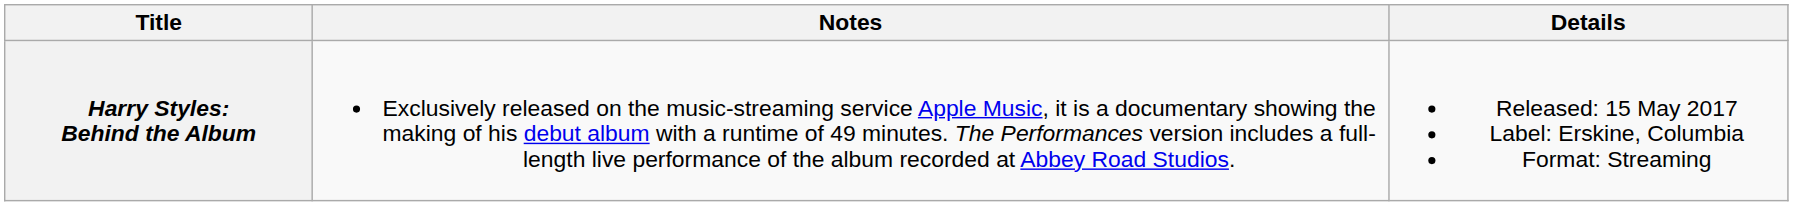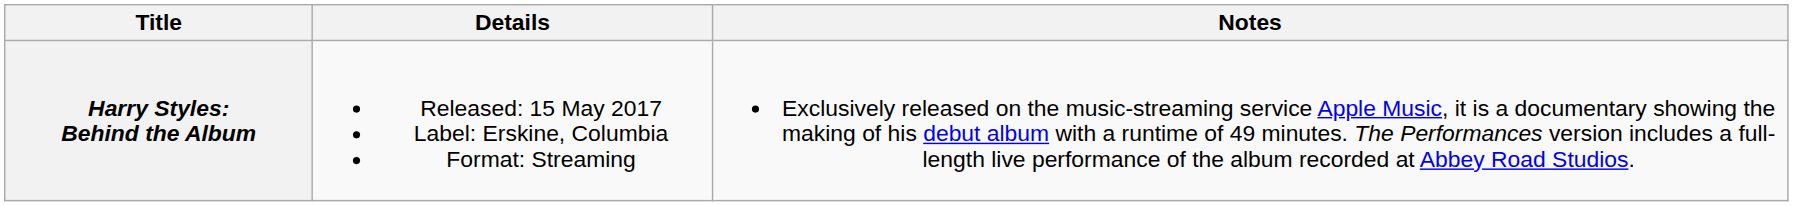columns swapped: (1588, 22) <-> (851, 22)
